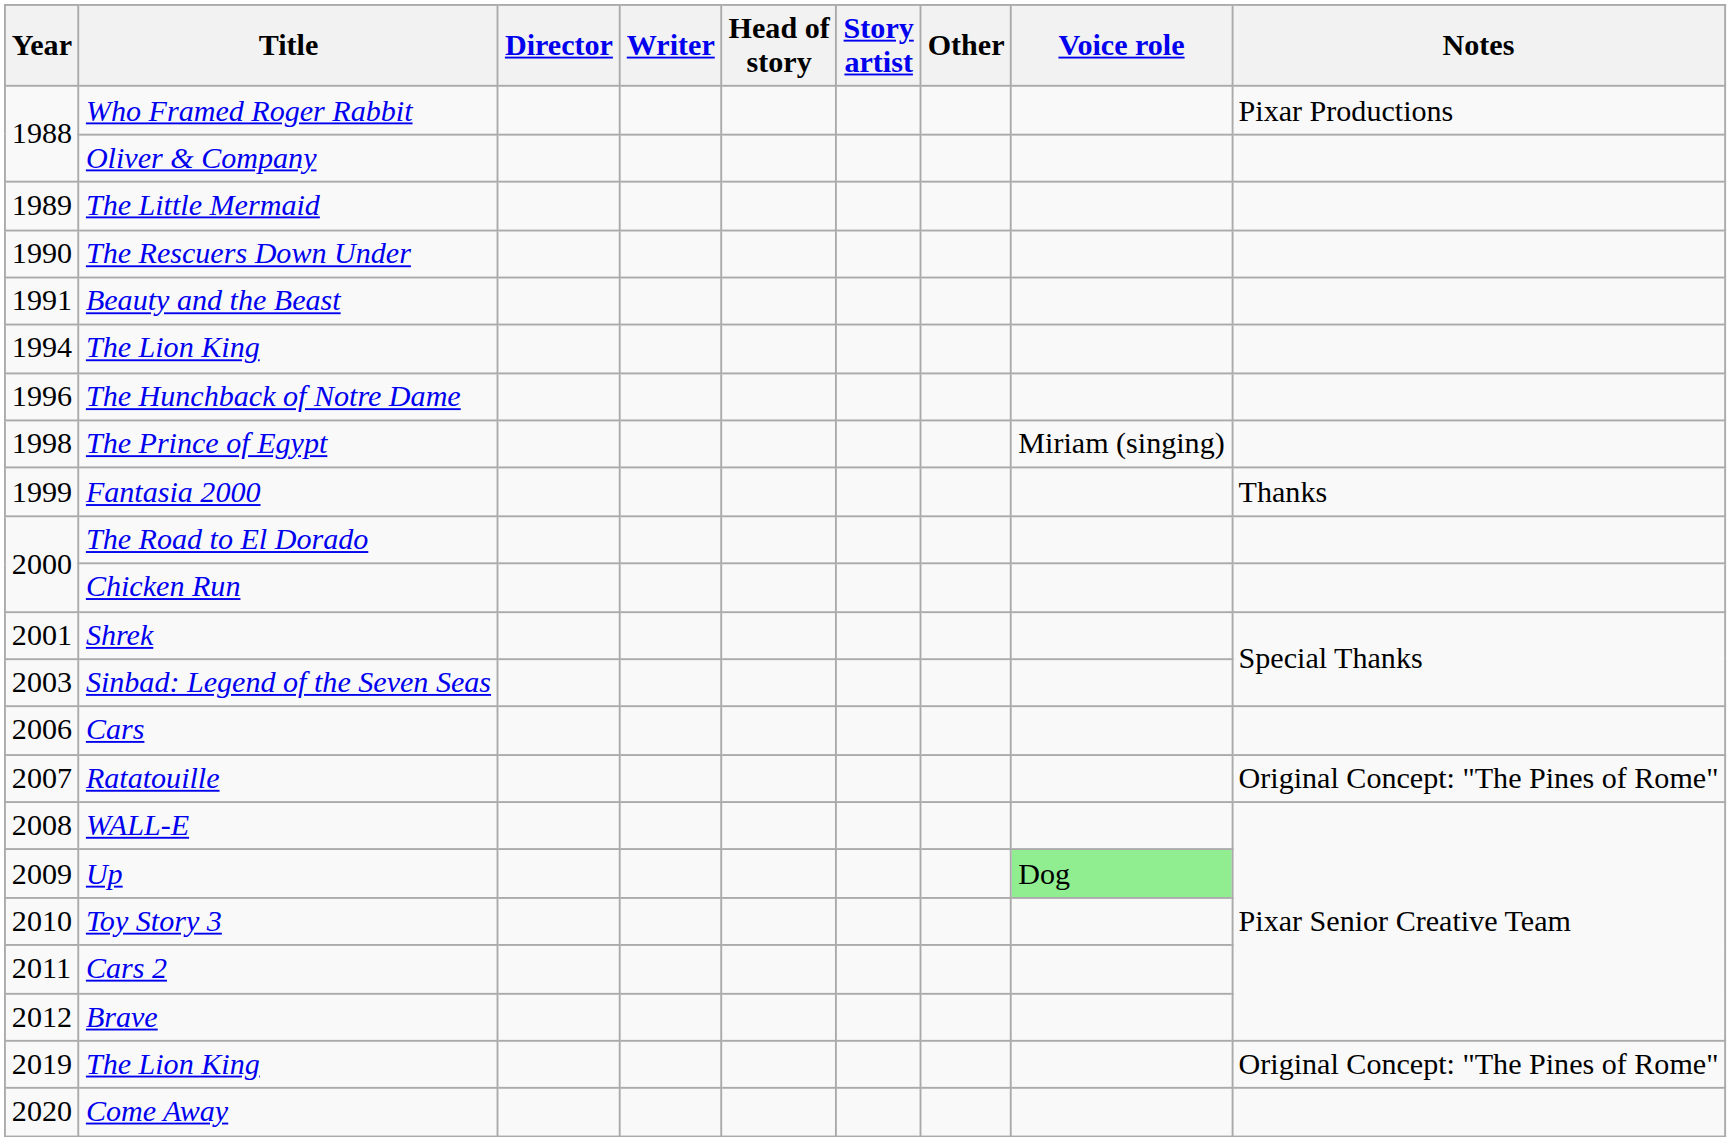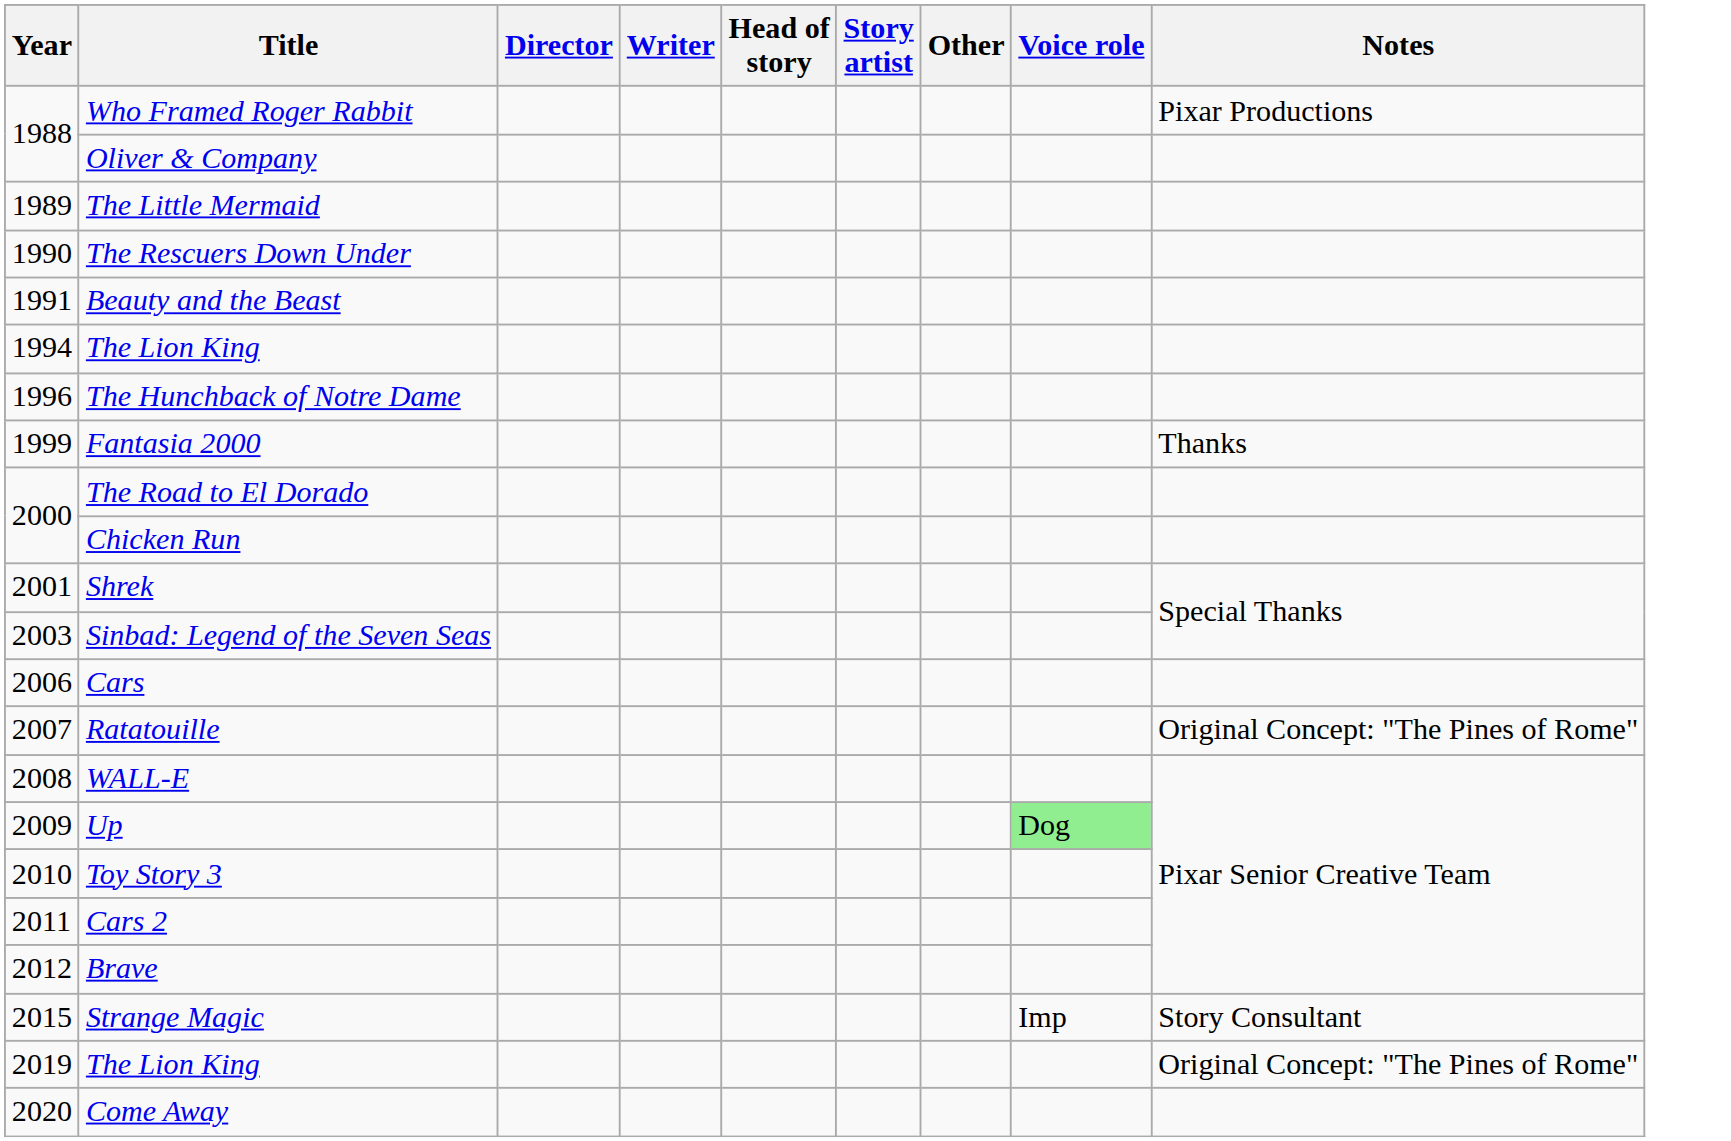- row: (42, 443)
+ row: (42, 1016)
